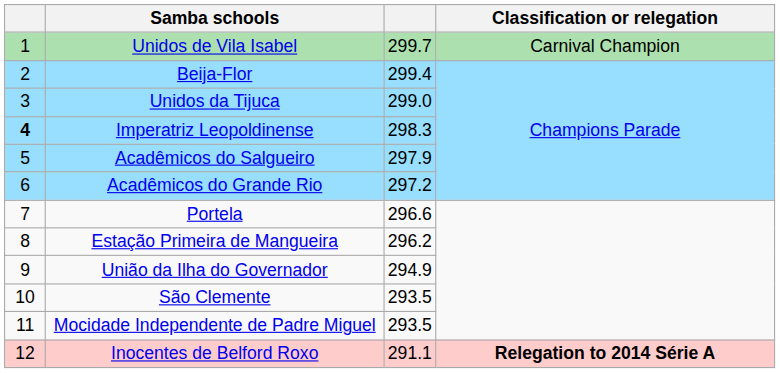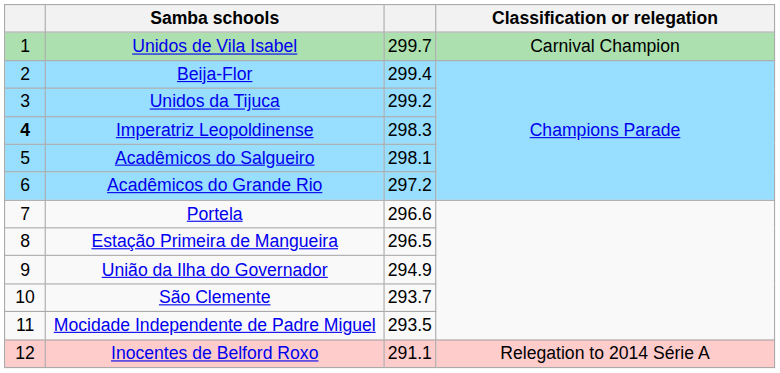(410, 102) 299.0 -> (410, 102) 299.2
(410, 158) 297.9 -> (410, 158) 298.1
(410, 241) 296.2 -> (410, 241) 296.5
(410, 297) 293.5 -> (410, 297) 293.7
(605, 353) bold -> (605, 353) normal
